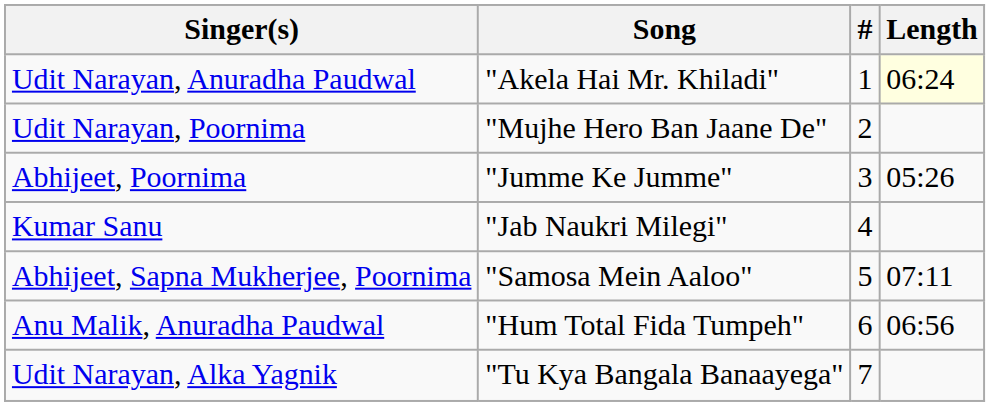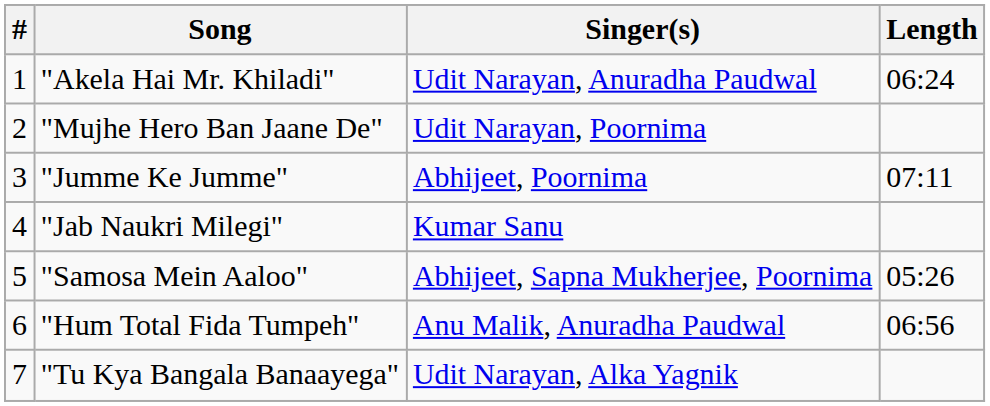columns swapped: (865, 29) <-> (242, 29)
(920, 78) lightyellow background -> (920, 78) no background
(920, 177) 05:26 -> (920, 177) 07:11
(920, 276) 07:11 -> (920, 276) 05:26
